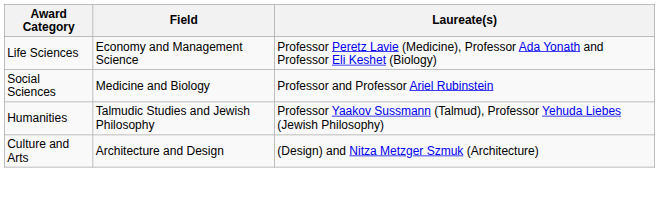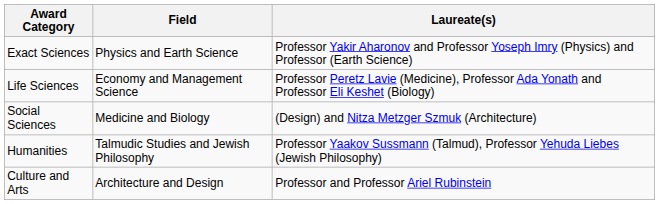+ row: (48, 53)
(385, 85) Professor and Professor Ariel Rubinstein -> (406, 118) (Design) and Nitza Metzger Szmuk (Architecture)
(408, 150) (Design) and Nitza Metzger Szmuk (Architecture) -> (383, 183) Professor and Professor Ariel Rubinstein
